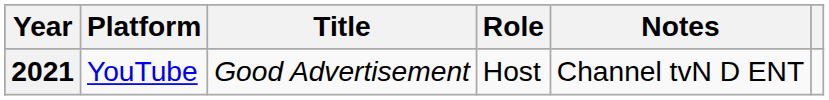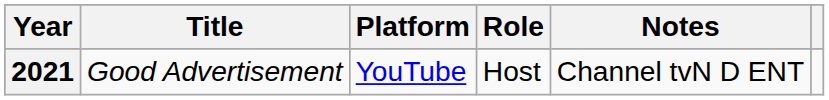columns swapped: (342, 26) <-> (144, 26)
